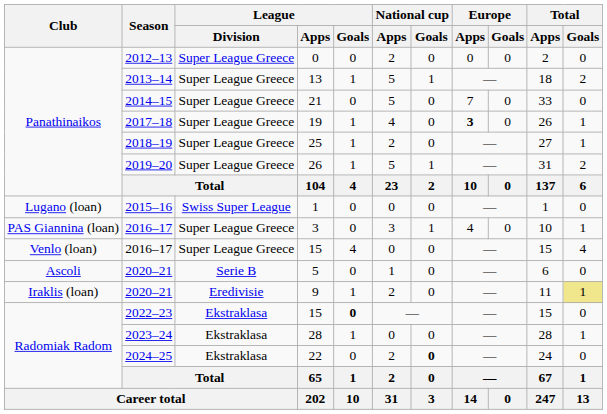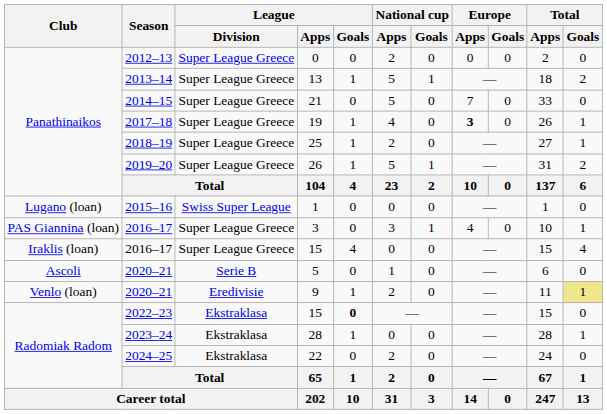(63, 249) Venlo (loan) -> (63, 249) Iraklis (loan)
(63, 292) Iraklis (loan) -> (63, 292) Venlo (loan)
(431, 356) bold -> (431, 356) normal
